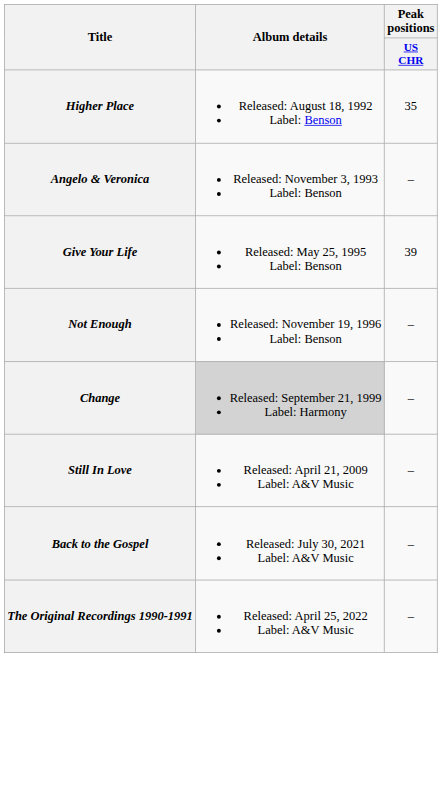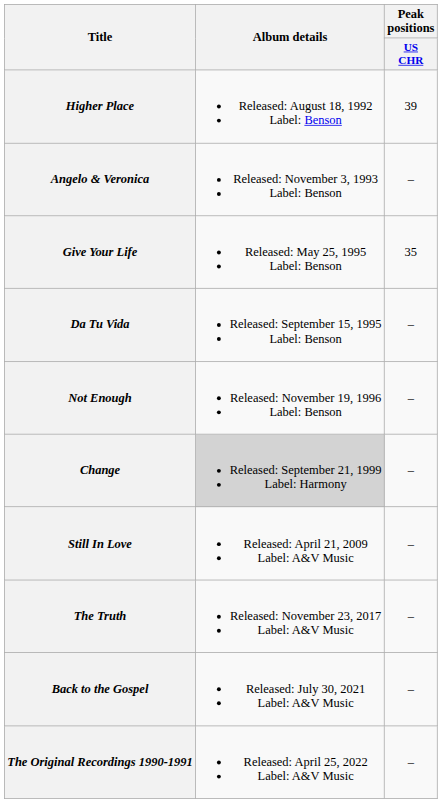(411, 106) 35 -> (411, 106) 39
(411, 252) 39 -> (411, 252) 35
+ row: (100, 325)
+ row: (100, 616)
